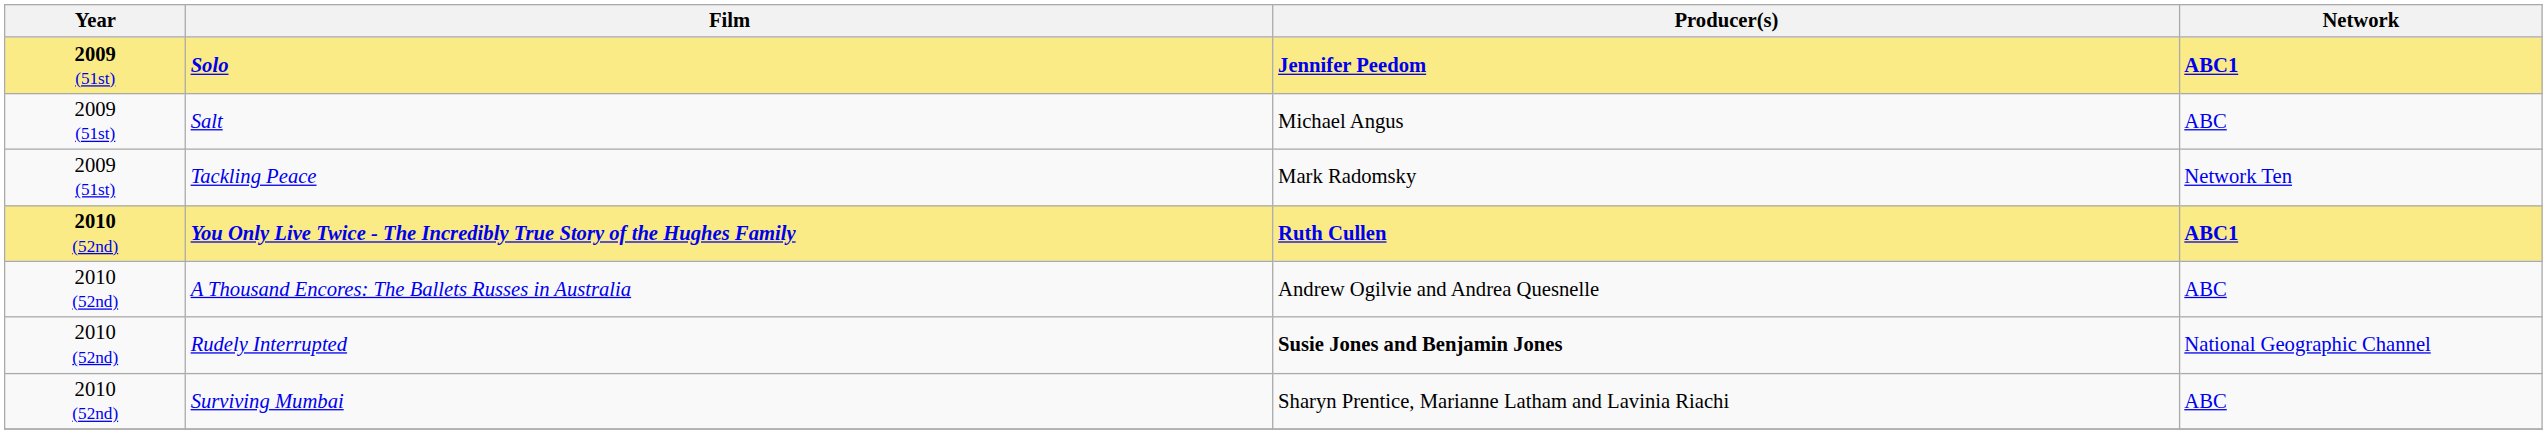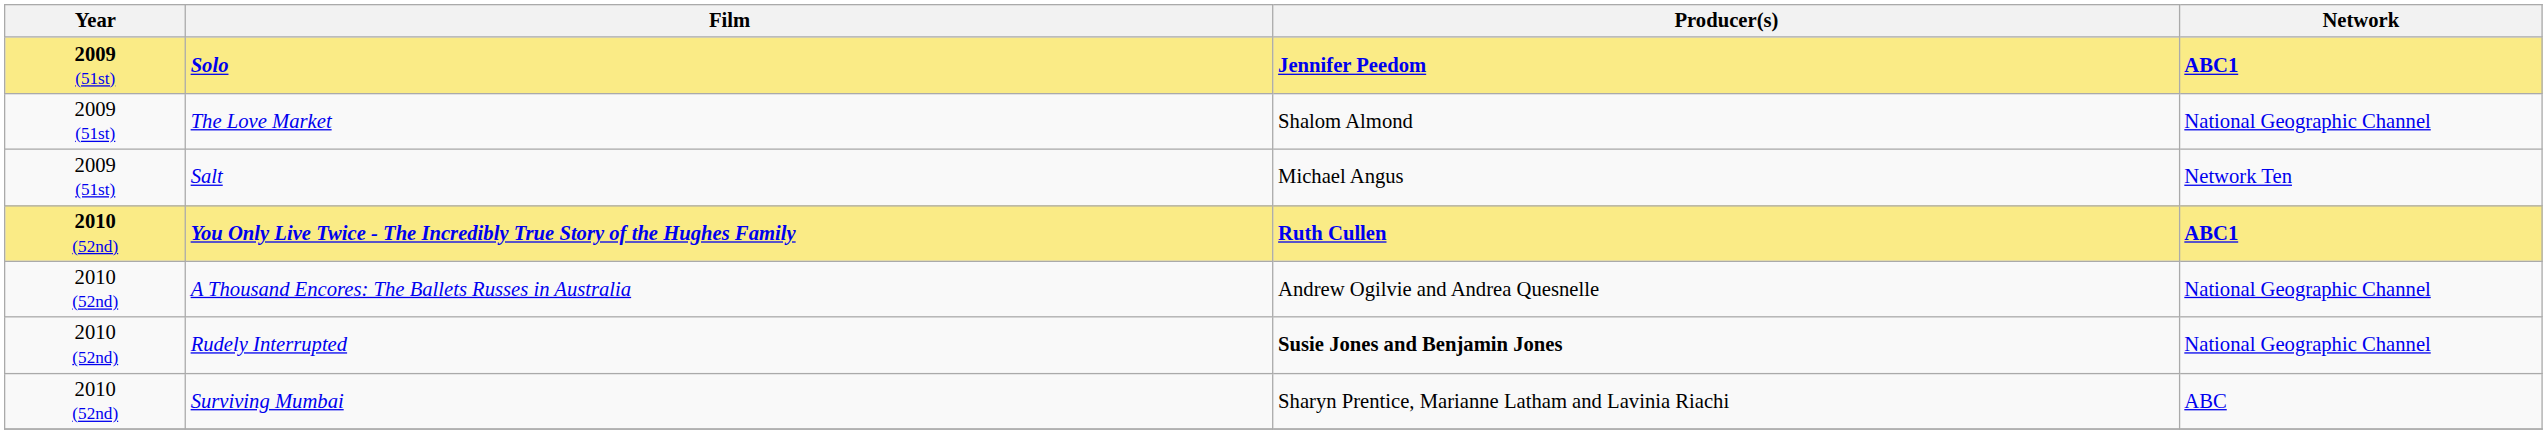+ row: (261, 121)
(2206, 121) ABC -> (2238, 177) Network Ten
- row: (254, 177)
(2206, 289) ABC -> (2308, 289) National Geographic Channel
